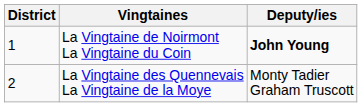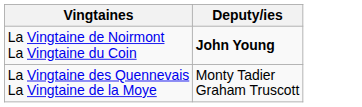- column: (32, 15)
